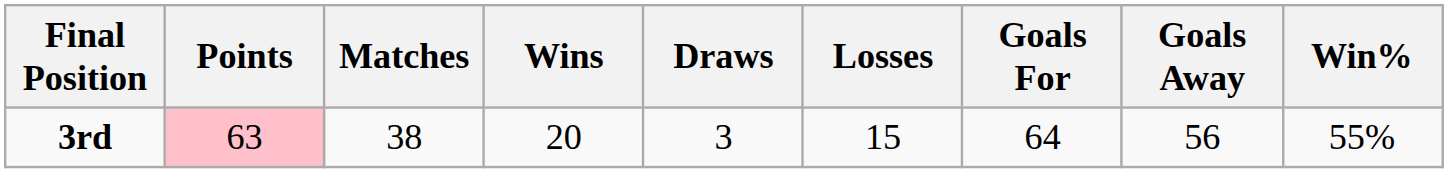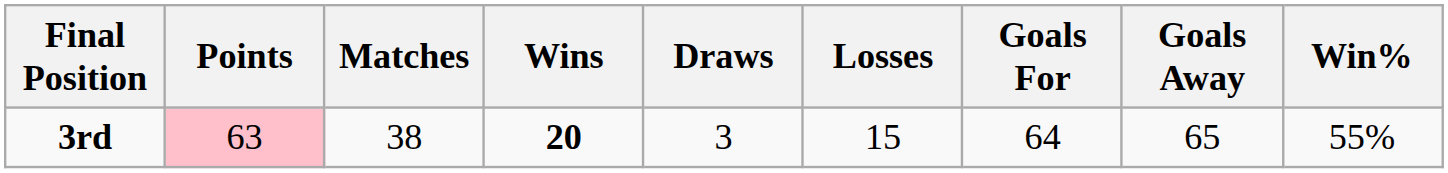(564, 137) normal -> (564, 137) bold
(1202, 137) 56 -> (1202, 137) 65
